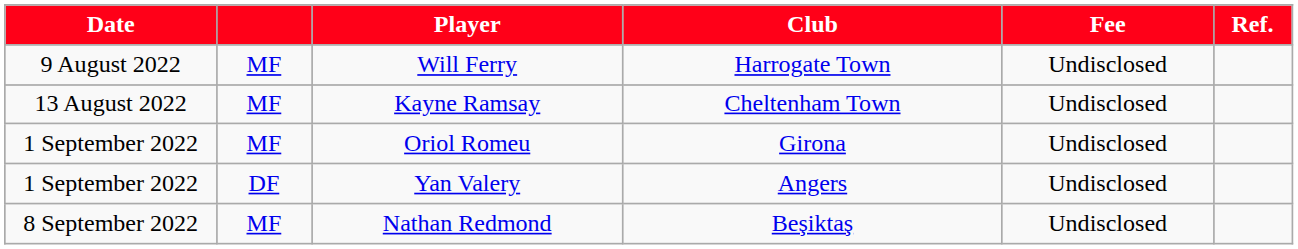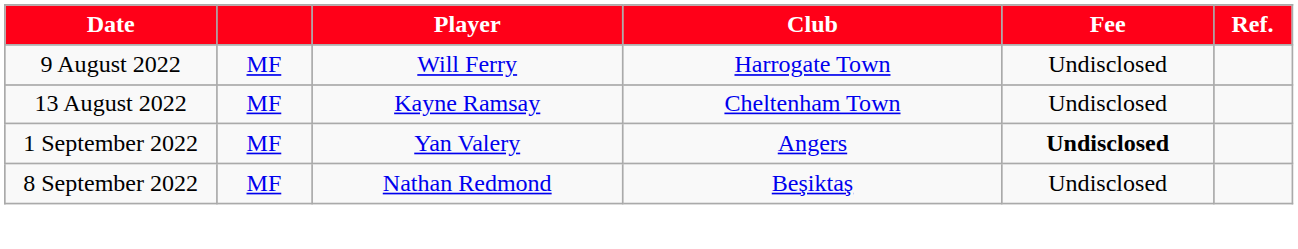- row: (467, 143)
(264, 183) DF -> (264, 143) MF
(1108, 183) normal -> (1108, 143) bold
